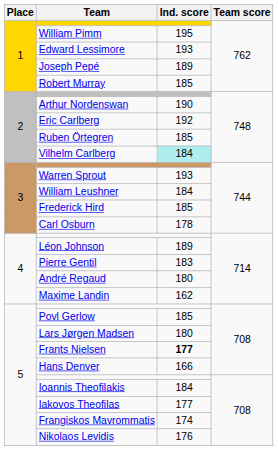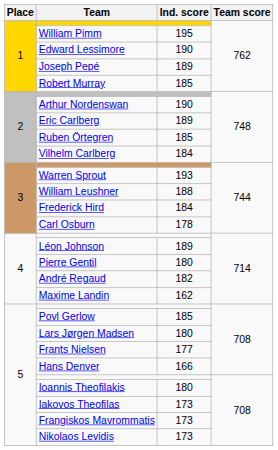(184, 50) 193 -> (184, 50) 190
(184, 121) 192 -> (184, 121) 189
(184, 154) paleturquoise background -> (184, 154) no background
(184, 192) 184 -> (184, 192) 188
(184, 208) 185 -> (184, 208) 184
(184, 262) 183 -> (184, 262) 180
(184, 279) 180 -> (184, 279) 182
(184, 350) bold -> (184, 350) normal
(184, 387) 184 -> (184, 387) 180
(184, 404) 177 -> (184, 404) 173
(184, 420) 174 -> (184, 420) 173
(184, 437) 176 -> (184, 437) 173
